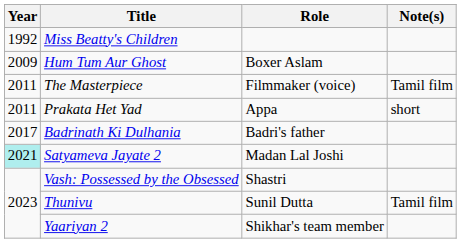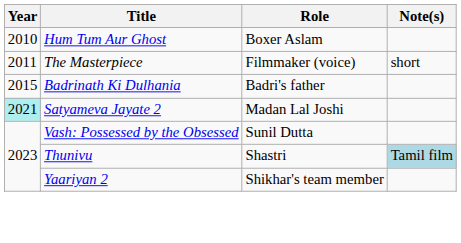- row: (111, 39)
(23, 62) 2009 -> (23, 39) 2010
(422, 86) Tamil film -> (405, 62) short
- row: (93, 109)
(23, 132) 2017 -> (23, 86) 2015
(266, 179) Shastri -> (279, 132) Sunil Dutta
(279, 202) Sunil Dutta -> (266, 156) Shastri
(422, 202) no background -> (422, 156) lightblue background
